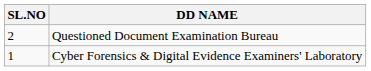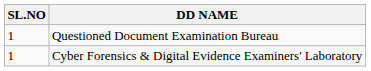(11, 35) 2 -> (11, 35) 1
